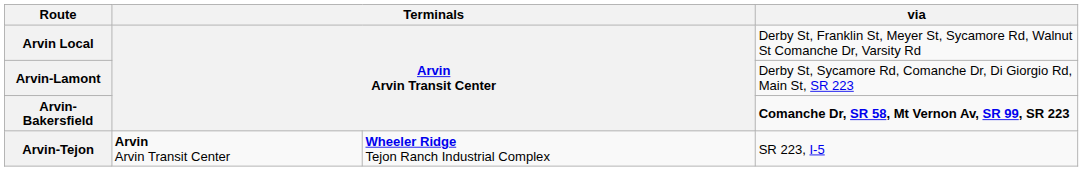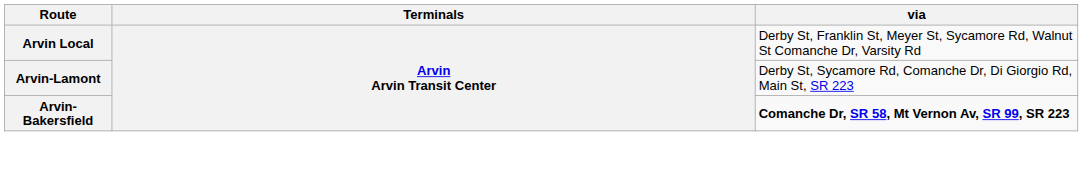- row: (58, 149)
